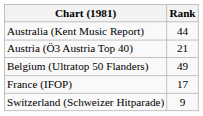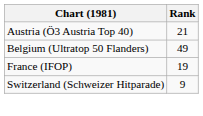- row: (76, 31)
(183, 84) 17 -> (183, 66) 19
